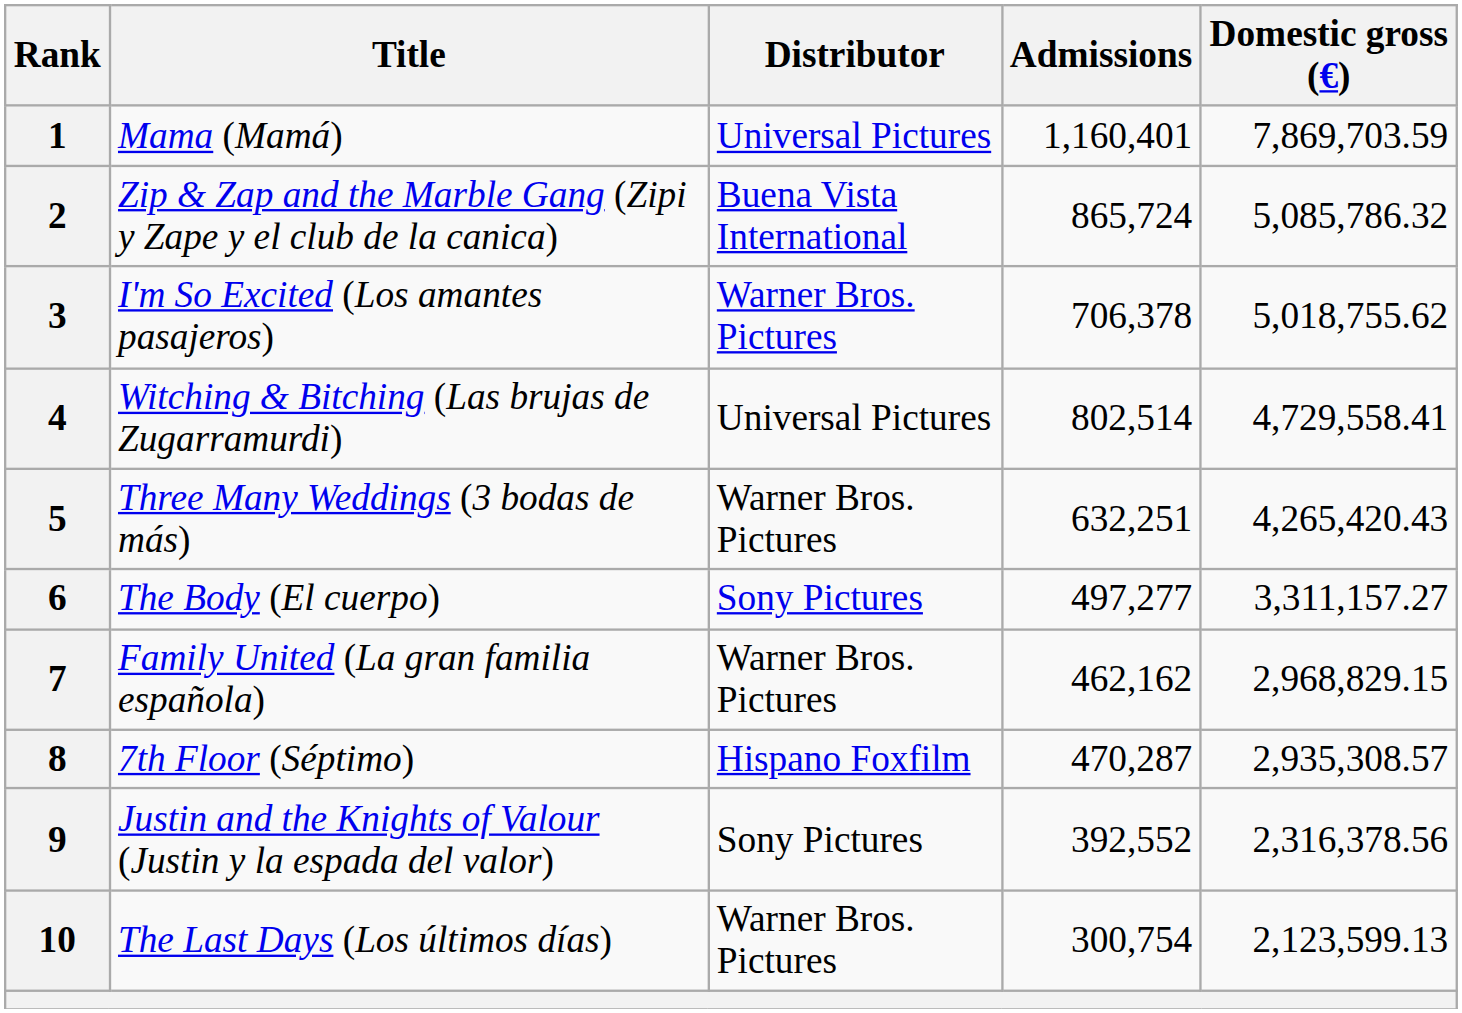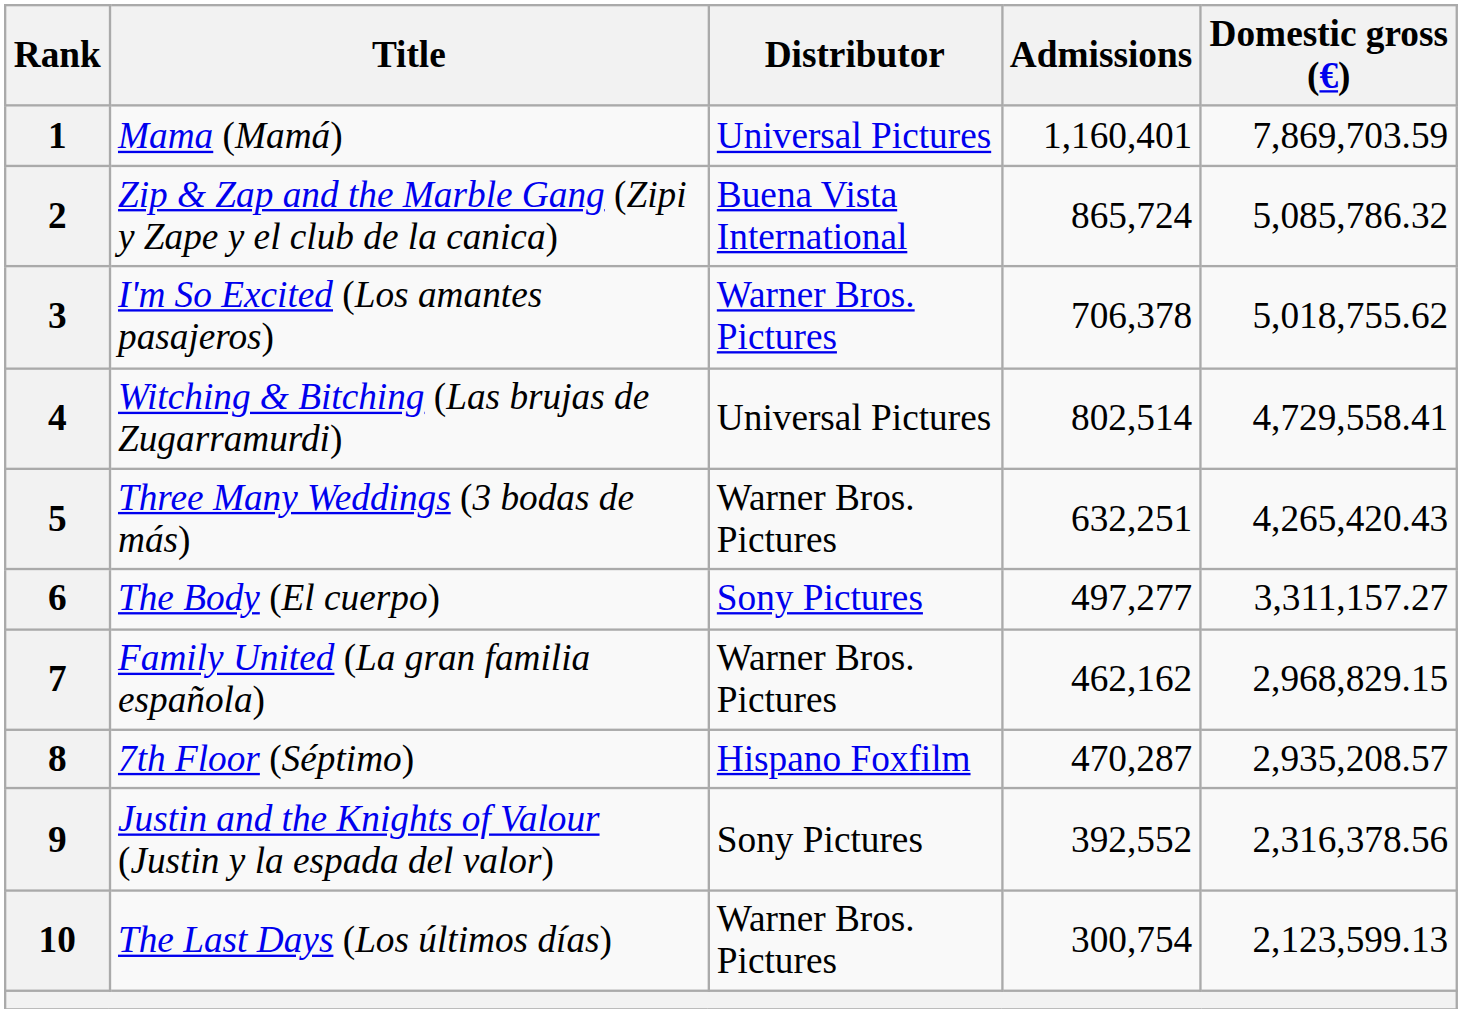(1350, 758) 2,935,308.57 -> (1350, 758) 2,935,208.57
